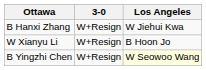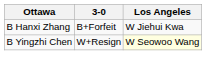(99, 27) W+Resign -> (96, 27) B+Forfeit
- row: (32, 42)
